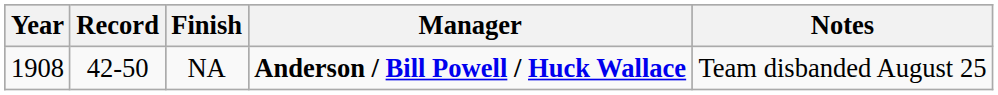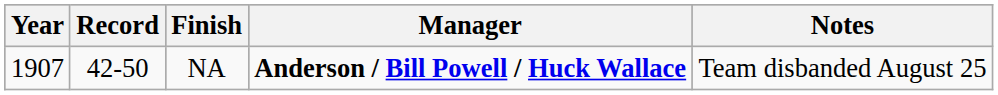(38, 67) 1908 -> (38, 67) 1907
